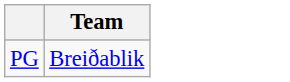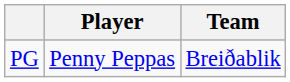+ column: (112, 22)
